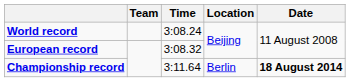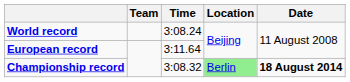(183, 49) 3:08.32 -> (182, 49) 3:11.64
(182, 67) 3:11.64 -> (183, 67) 3:08.32
(221, 67) no background -> (221, 67) lightgreen background
